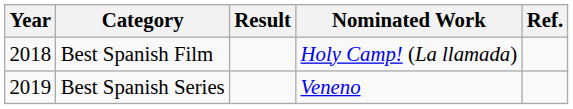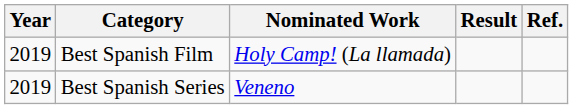columns swapped: (409, 20) <-> (263, 20)
(30, 53) 2018 -> (30, 53) 2019
